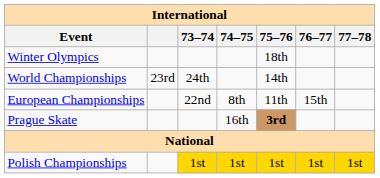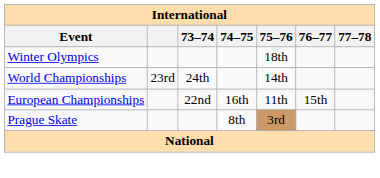(237, 99) 8th -> (237, 99) 16th
(237, 120) 16th -> (237, 120) 8th
(276, 120) bold -> (276, 120) normal
- row: (67, 162)
